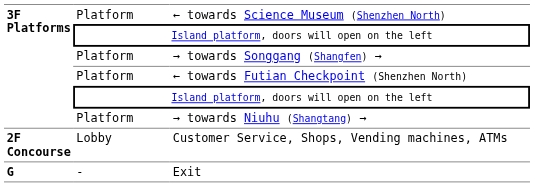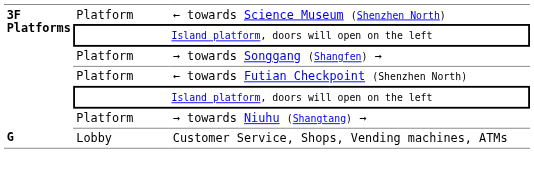(39, 145) 2F Concourse -> (10, 137) G
- row: (80, 172)
